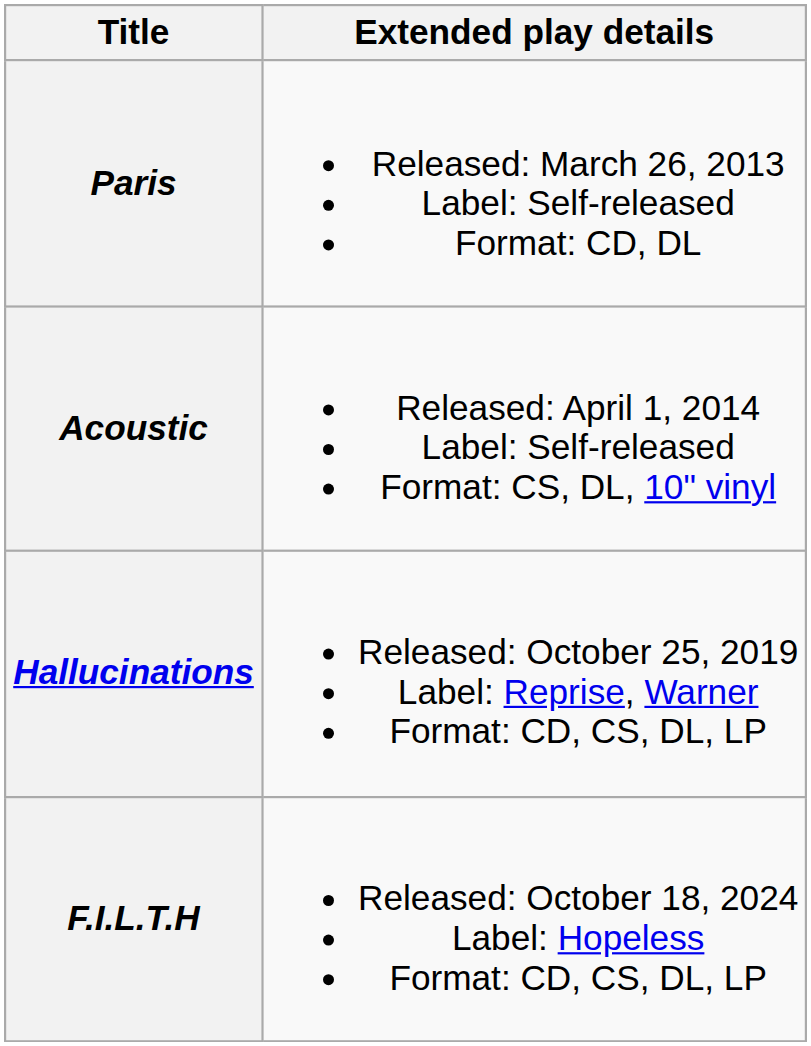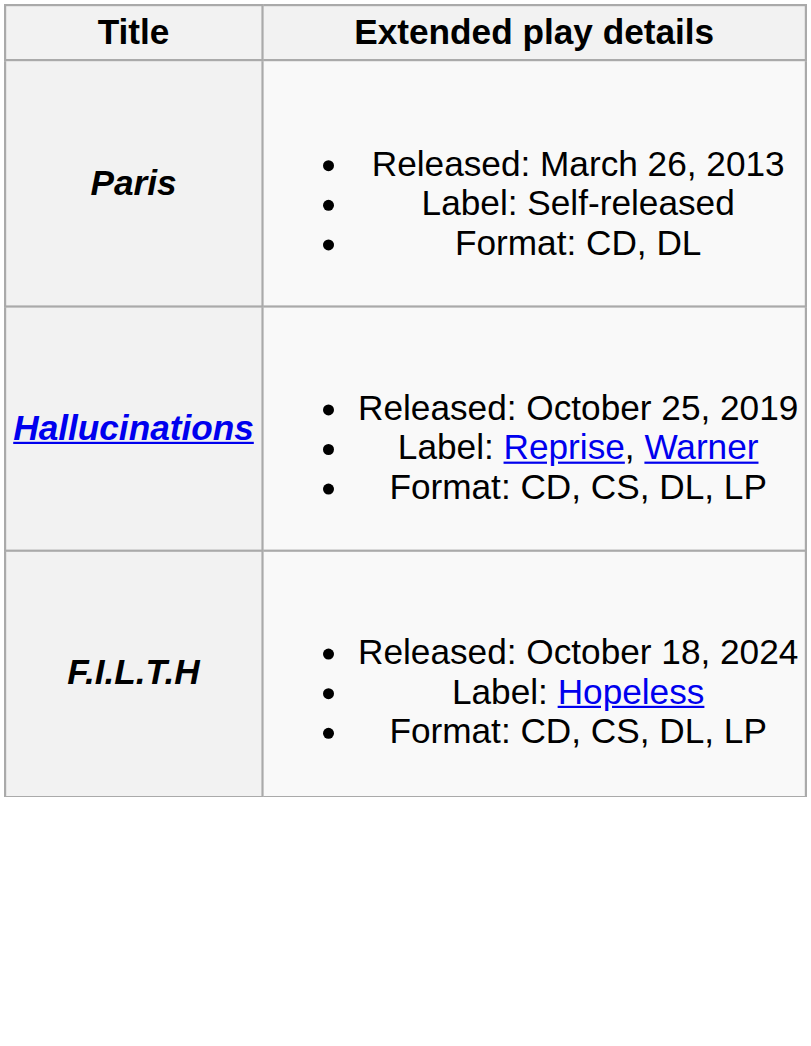- row: (134, 427)
